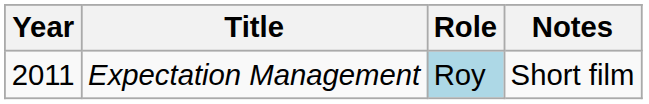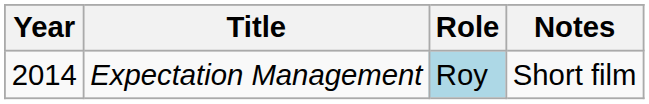(43, 74) 2011 -> (44, 74) 2014
